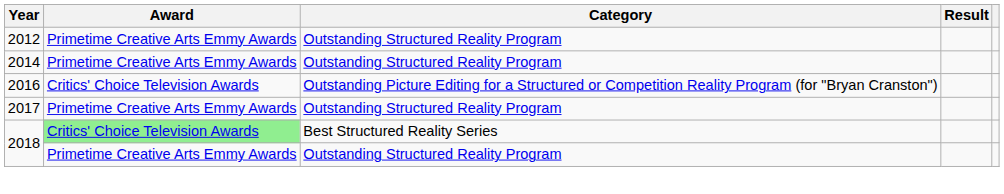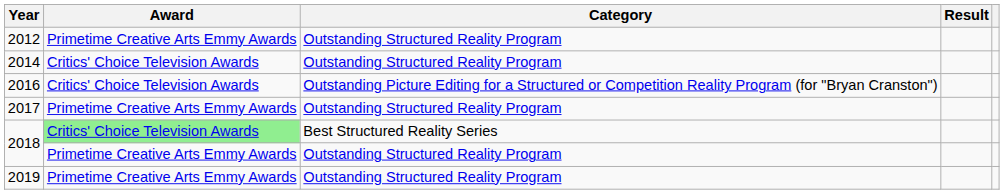(172, 62) Primetime Creative Arts Emmy Awards -> (153, 62) Critics' Choice Television Awards
+ row: (24, 177)
